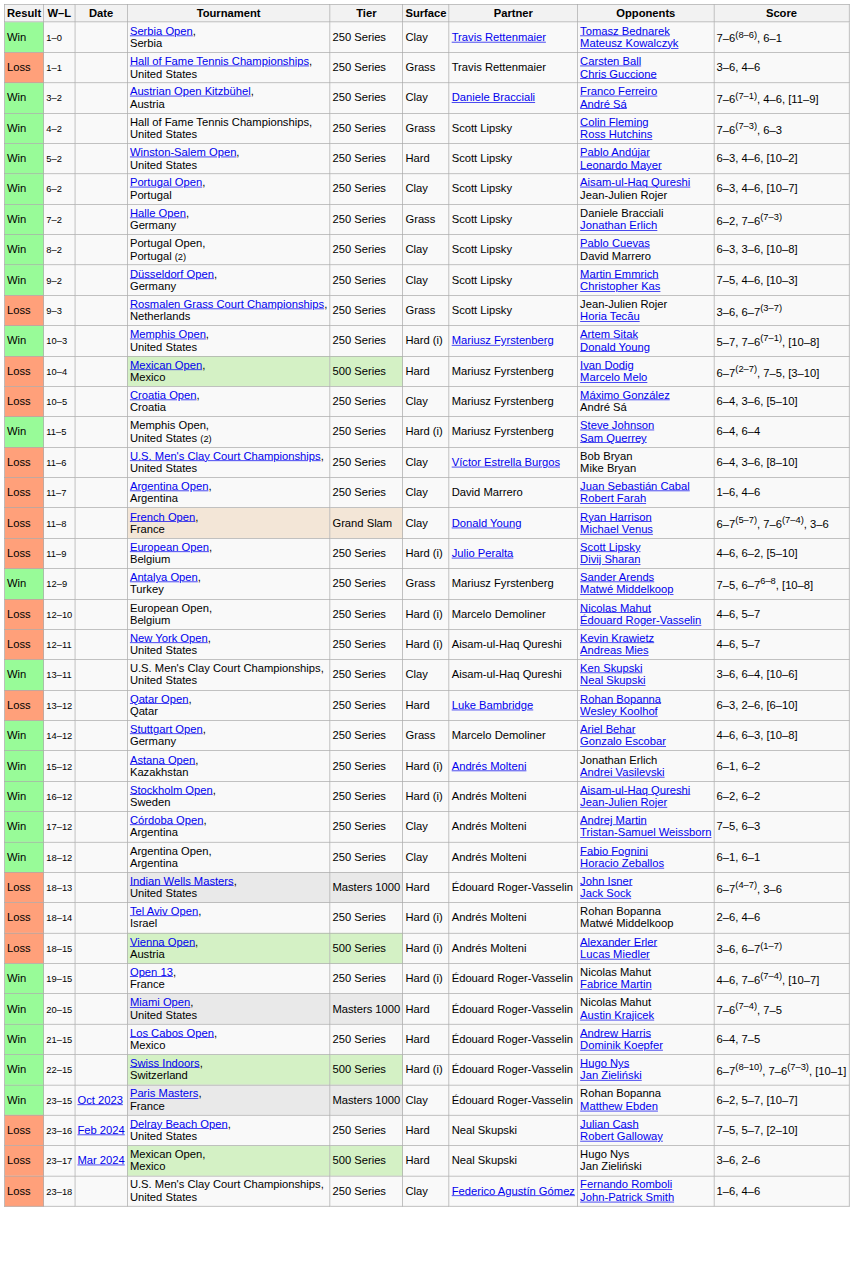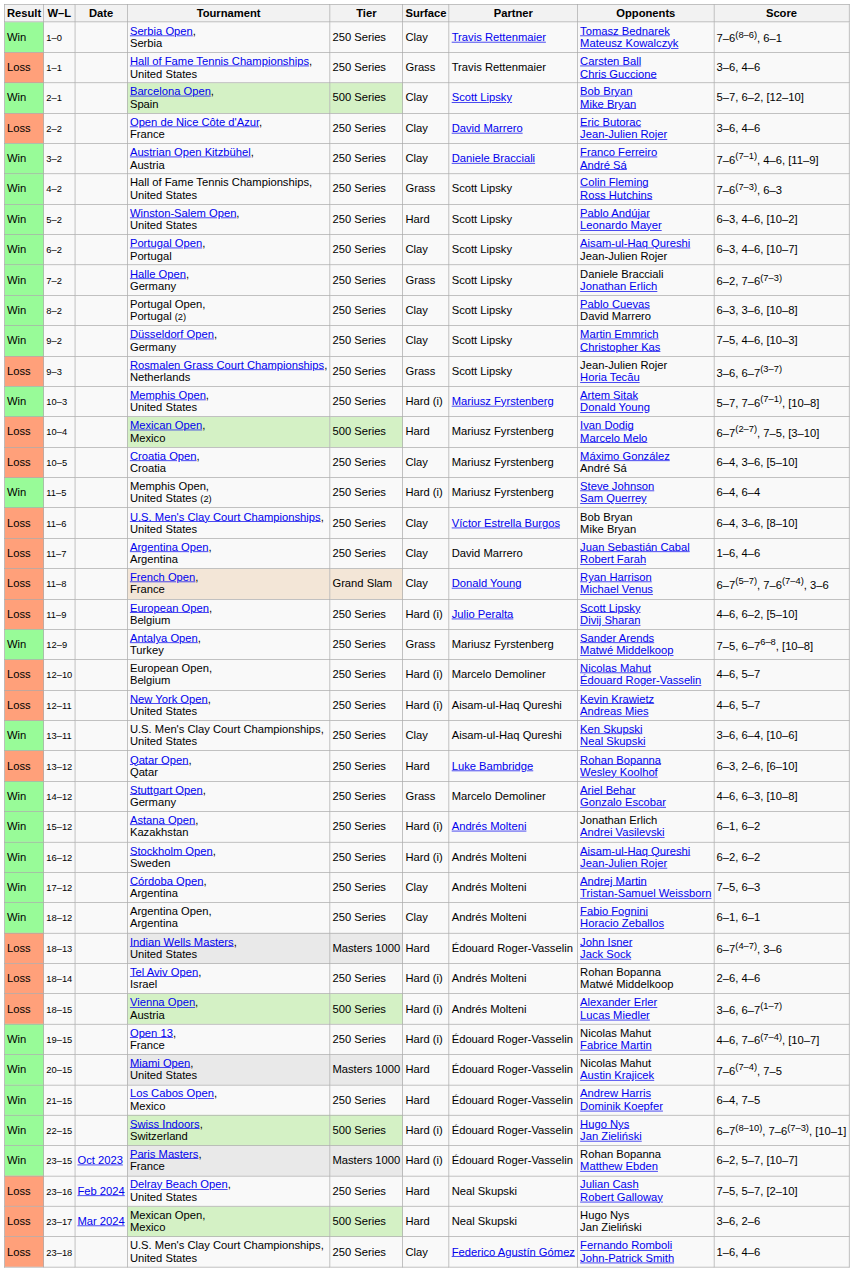+ row: (54, 98)
+ row: (54, 129)
(417, 1100) Clay -> (424, 1160) Hard (i)
